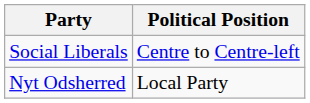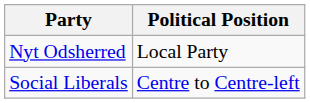rows swapped: (68, 51) <-> (67, 82)
